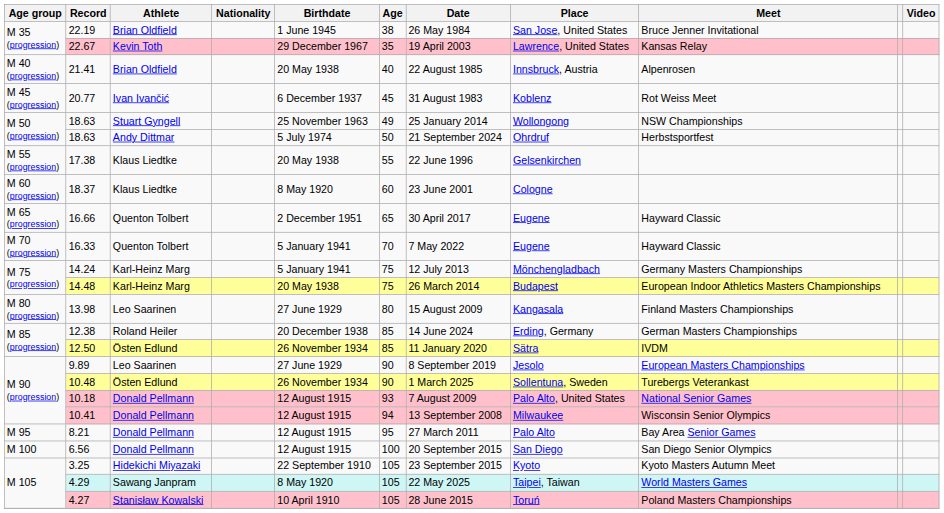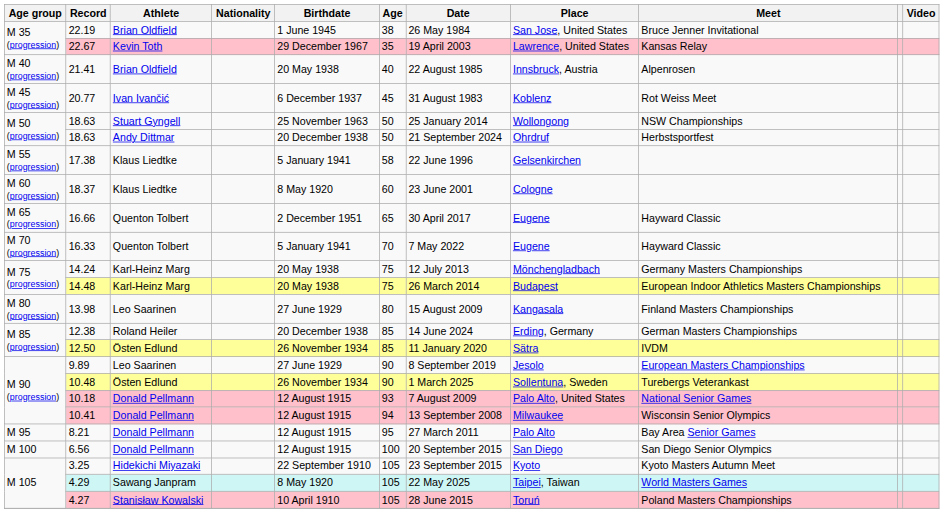(388, 121) 49 -> (388, 121) 50
(305, 138) 5 July 1974 -> (323, 138) 20 December 1938
(308, 161) 20 May 1938 -> (314, 161) 5 January 1941
(388, 161) 55 -> (388, 161) 58
(314, 269) 5 January 1941 -> (308, 269) 20 May 1938
